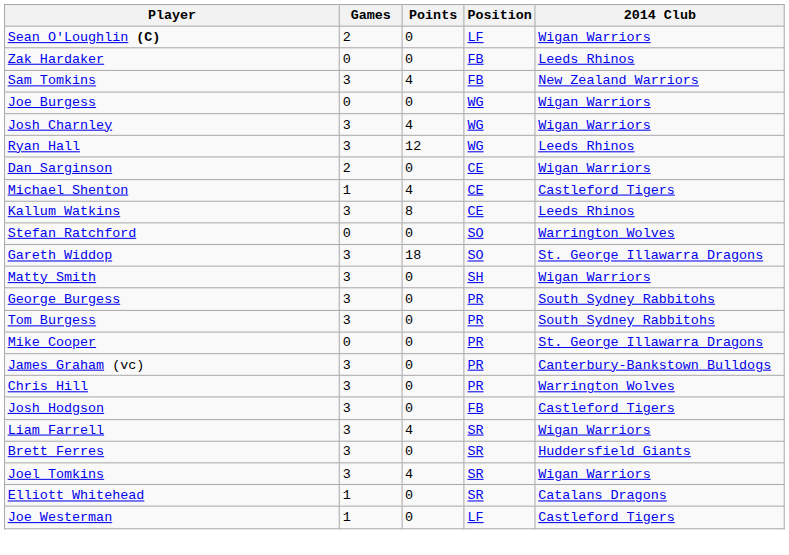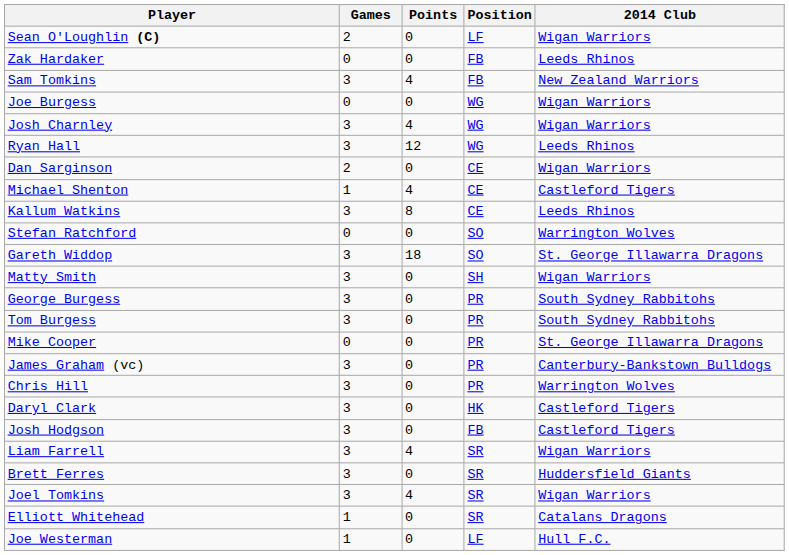+ row: (52, 408)
(606, 517) Castleford Tigers -> (574, 539) Hull F.C.
